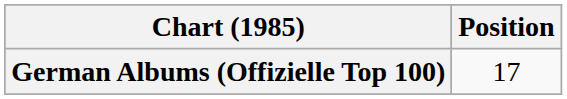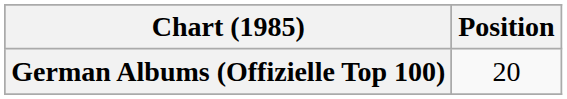(506, 71) 17 -> (506, 71) 20
